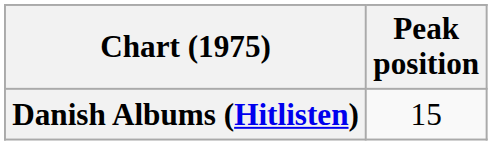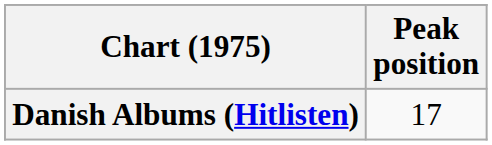(426, 113) 15 -> (426, 113) 17
